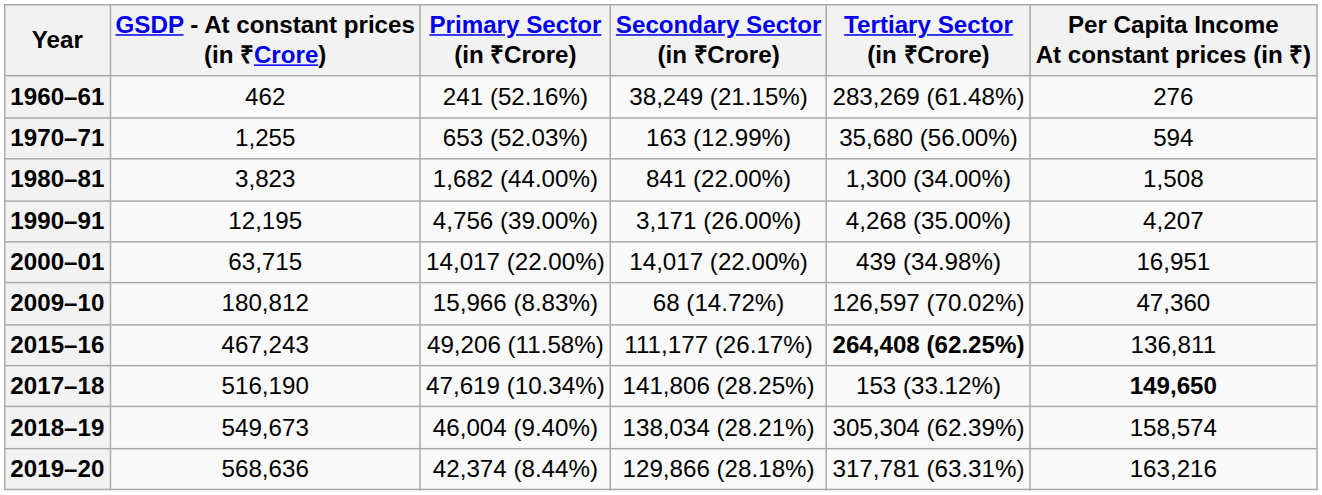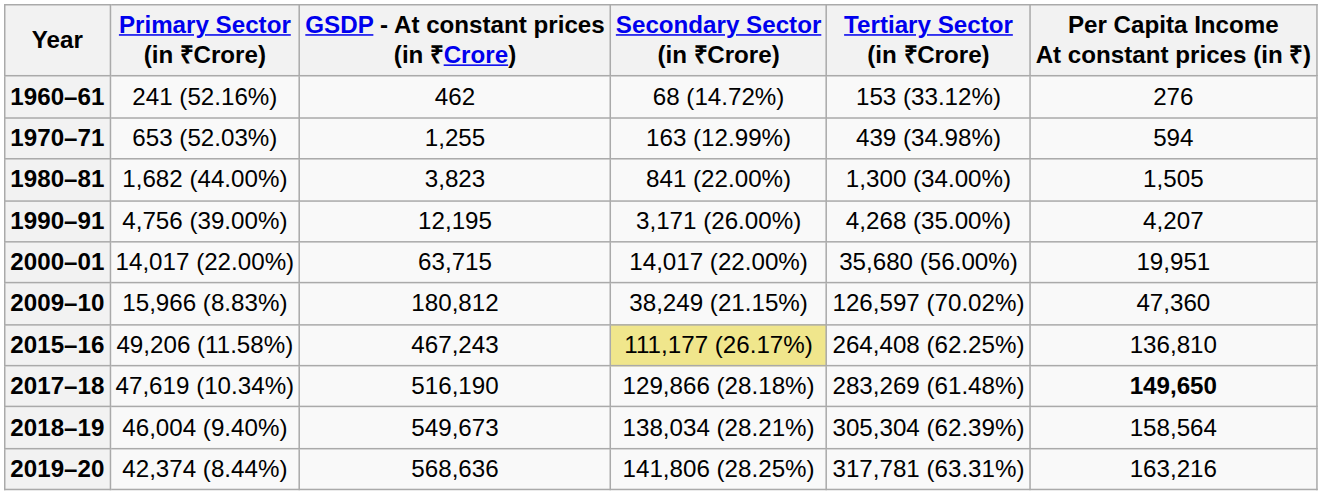columns swapped: (265, 40) <-> (515, 40)
(719, 96) 38,249 (21.15%) -> (719, 96) 68 (14.72%)
(928, 96) 283,269 (61.48%) -> (928, 96) 153 (33.12%)
(928, 138) 35,680 (56.00%) -> (928, 138) 439 (34.98%)
(1173, 179) 1,508 -> (1173, 179) 1,505
(928, 262) 439 (34.98%) -> (928, 262) 35,680 (56.00%)
(1173, 262) 16,951 -> (1173, 262) 19,951
(719, 303) 68 (14.72%) -> (719, 303) 38,249 (21.15%)
(719, 344) no background -> (719, 344) khaki background
(928, 344) bold -> (928, 344) normal
(1173, 344) 136,811 -> (1173, 344) 136,810
(719, 386) 141,806 (28.25%) -> (719, 386) 129,866 (28.18%)
(928, 386) 153 (33.12%) -> (928, 386) 283,269 (61.48%)
(1173, 427) 158,574 -> (1173, 427) 158,564
(719, 468) 129,866 (28.18%) -> (719, 468) 141,806 (28.25%)
